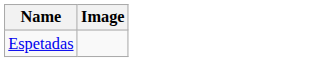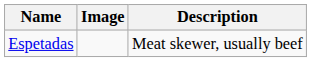+ column: (217, 17)
